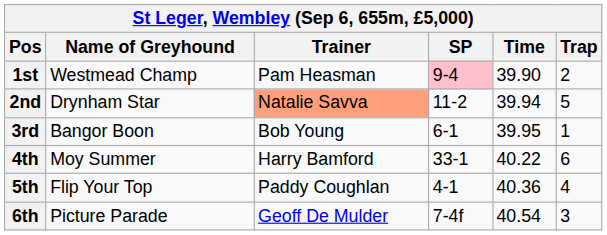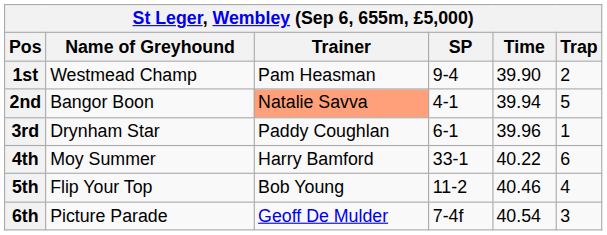(446, 74) pink background -> (446, 74) no background
(105, 103) Drynham Star -> (102, 103) Bangor Boon
(450, 103) 11-2 -> (446, 103) 4-1
(102, 131) Bangor Boon -> (105, 131) Drynham Star
(301, 131) Bob Young -> (324, 131) Paddy Coughlan
(519, 131) 39.95 -> (519, 131) 39.96
(324, 187) Paddy Coughlan -> (301, 187) Bob Young
(446, 187) 4-1 -> (450, 187) 11-2
(519, 187) 40.36 -> (519, 187) 40.46
